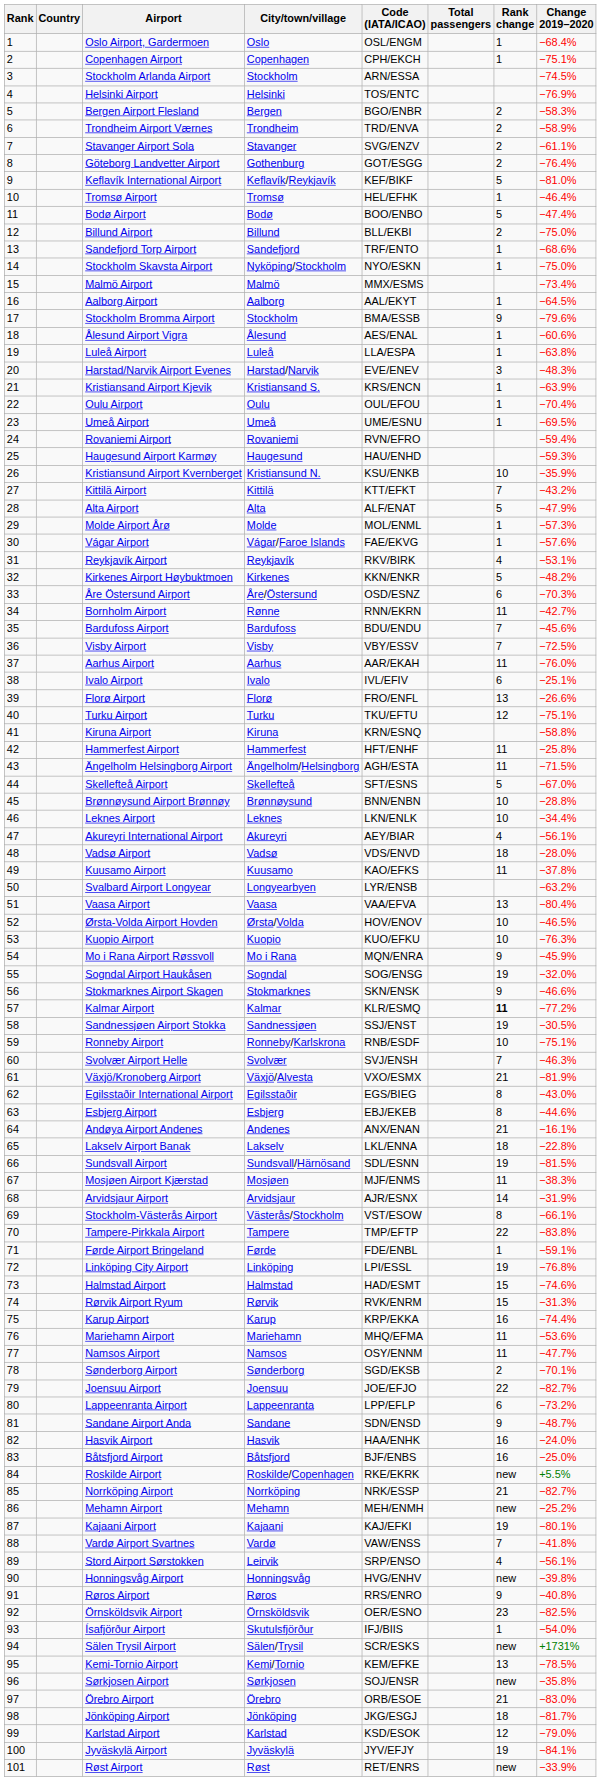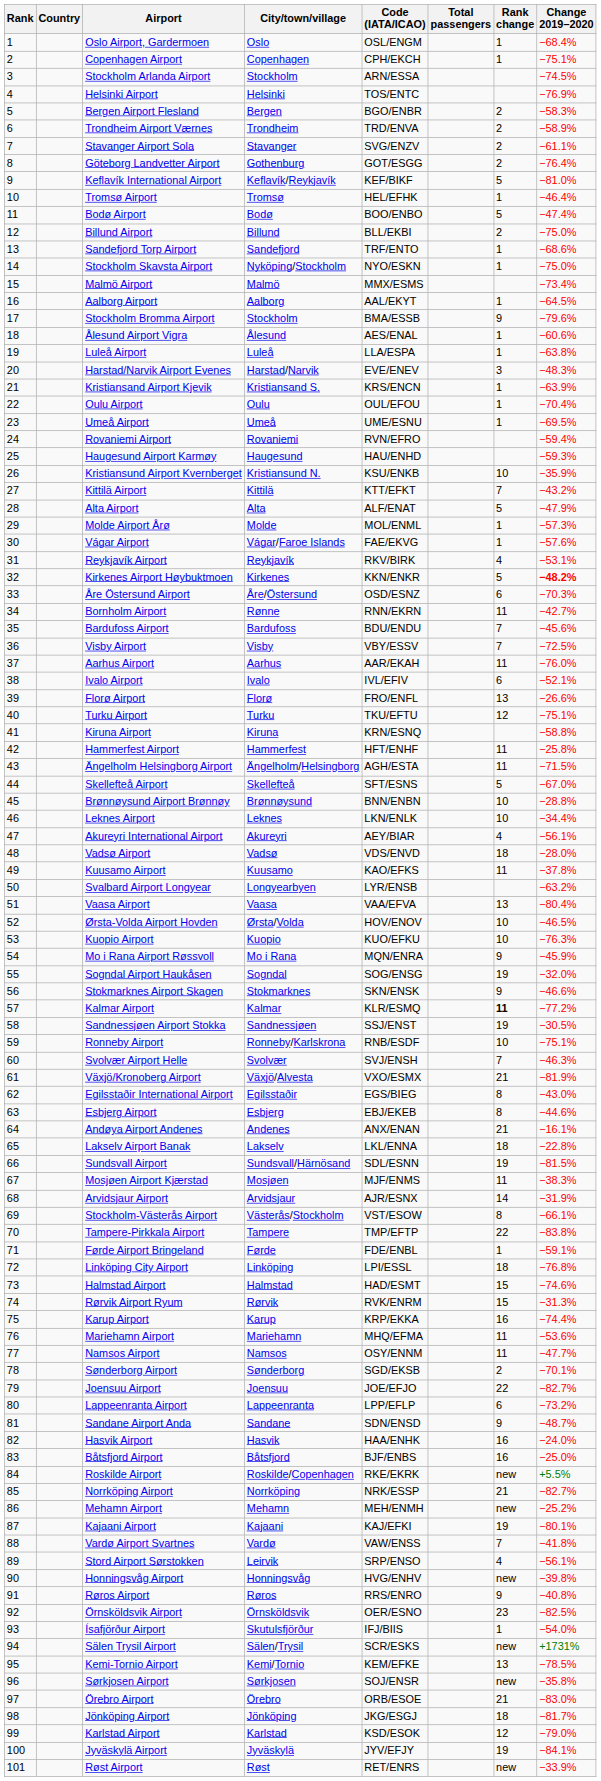(558, 577) normal -> (558, 577) bold
(558, 681) −25.1% -> (558, 681) −52.1%
(502, 1267) 19 -> (502, 1267) 18
